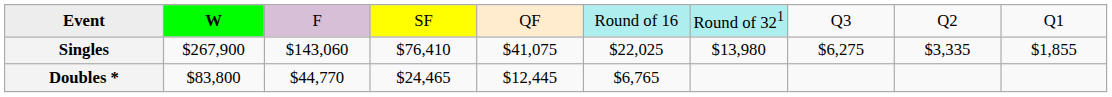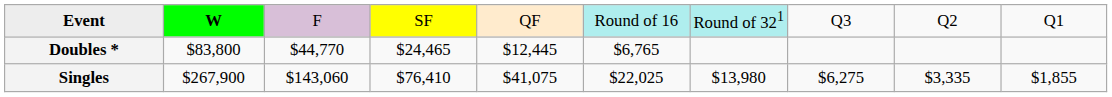rows swapped: (84, 50) <-> (84, 78)
